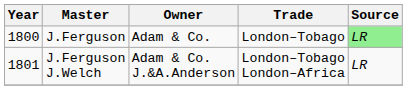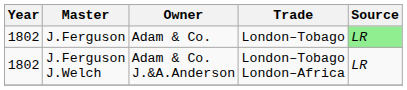(24, 37) 1800 -> (24, 37) 1802
(24, 66) 1801 -> (24, 66) 1802
